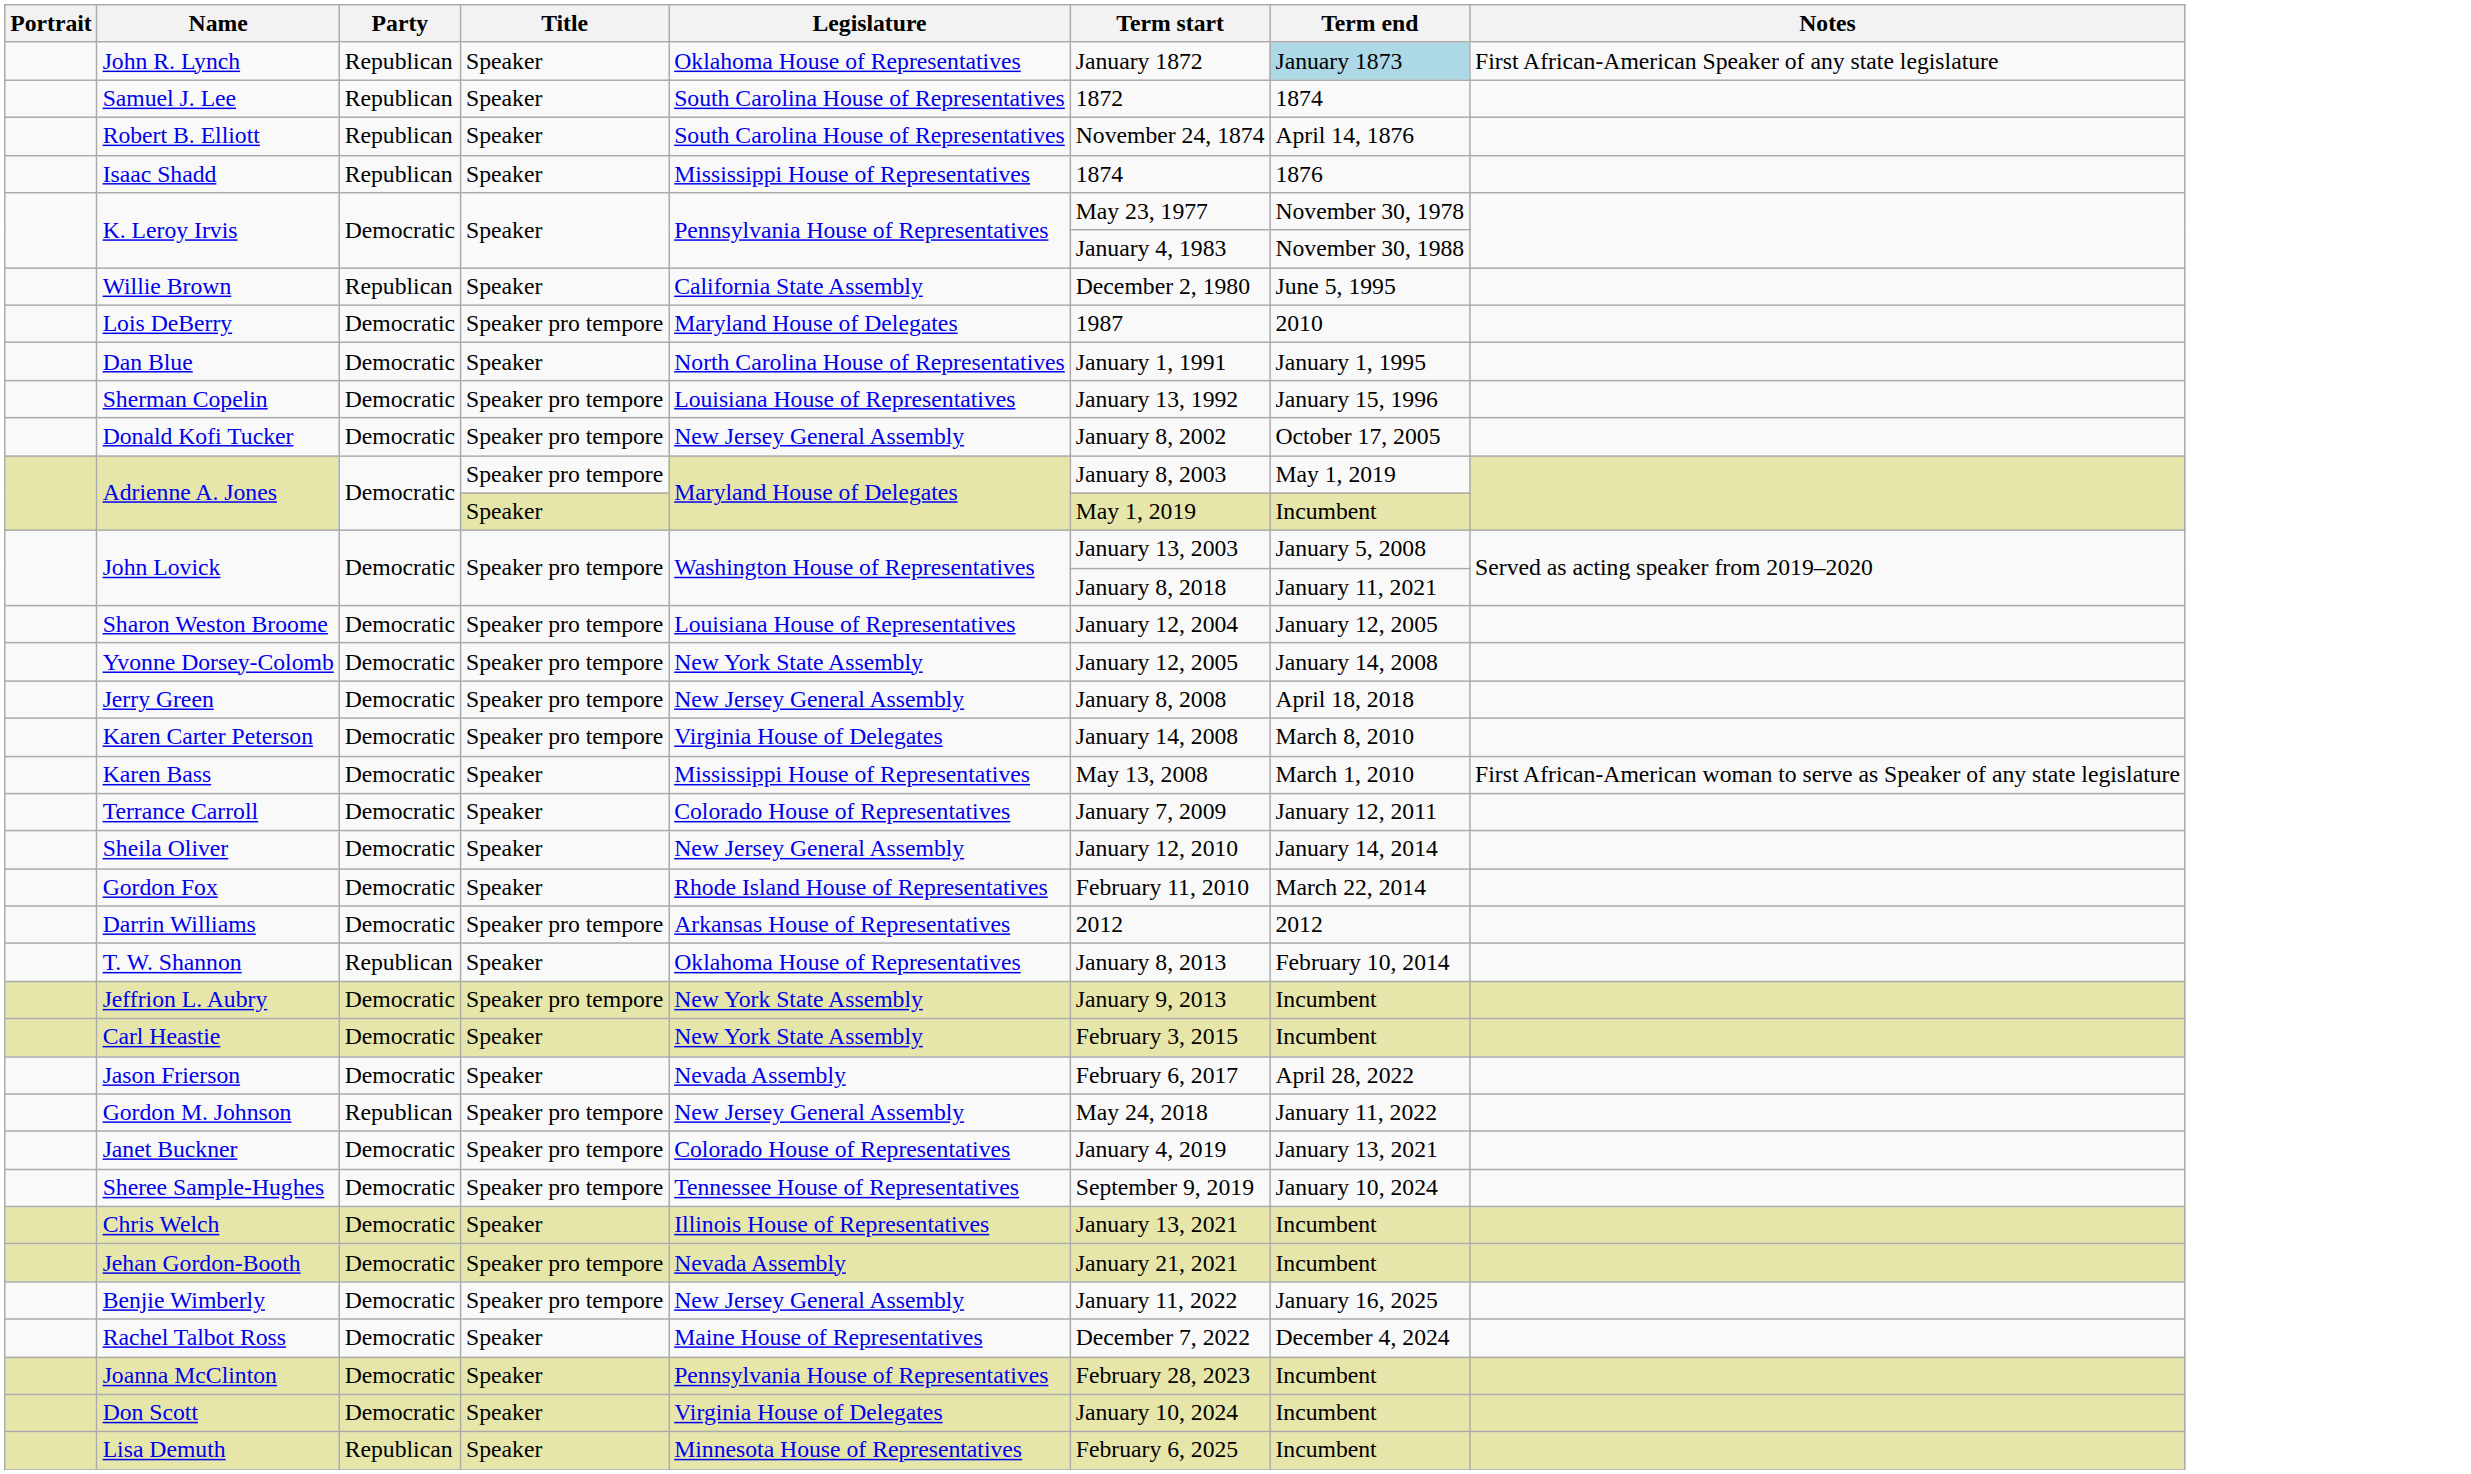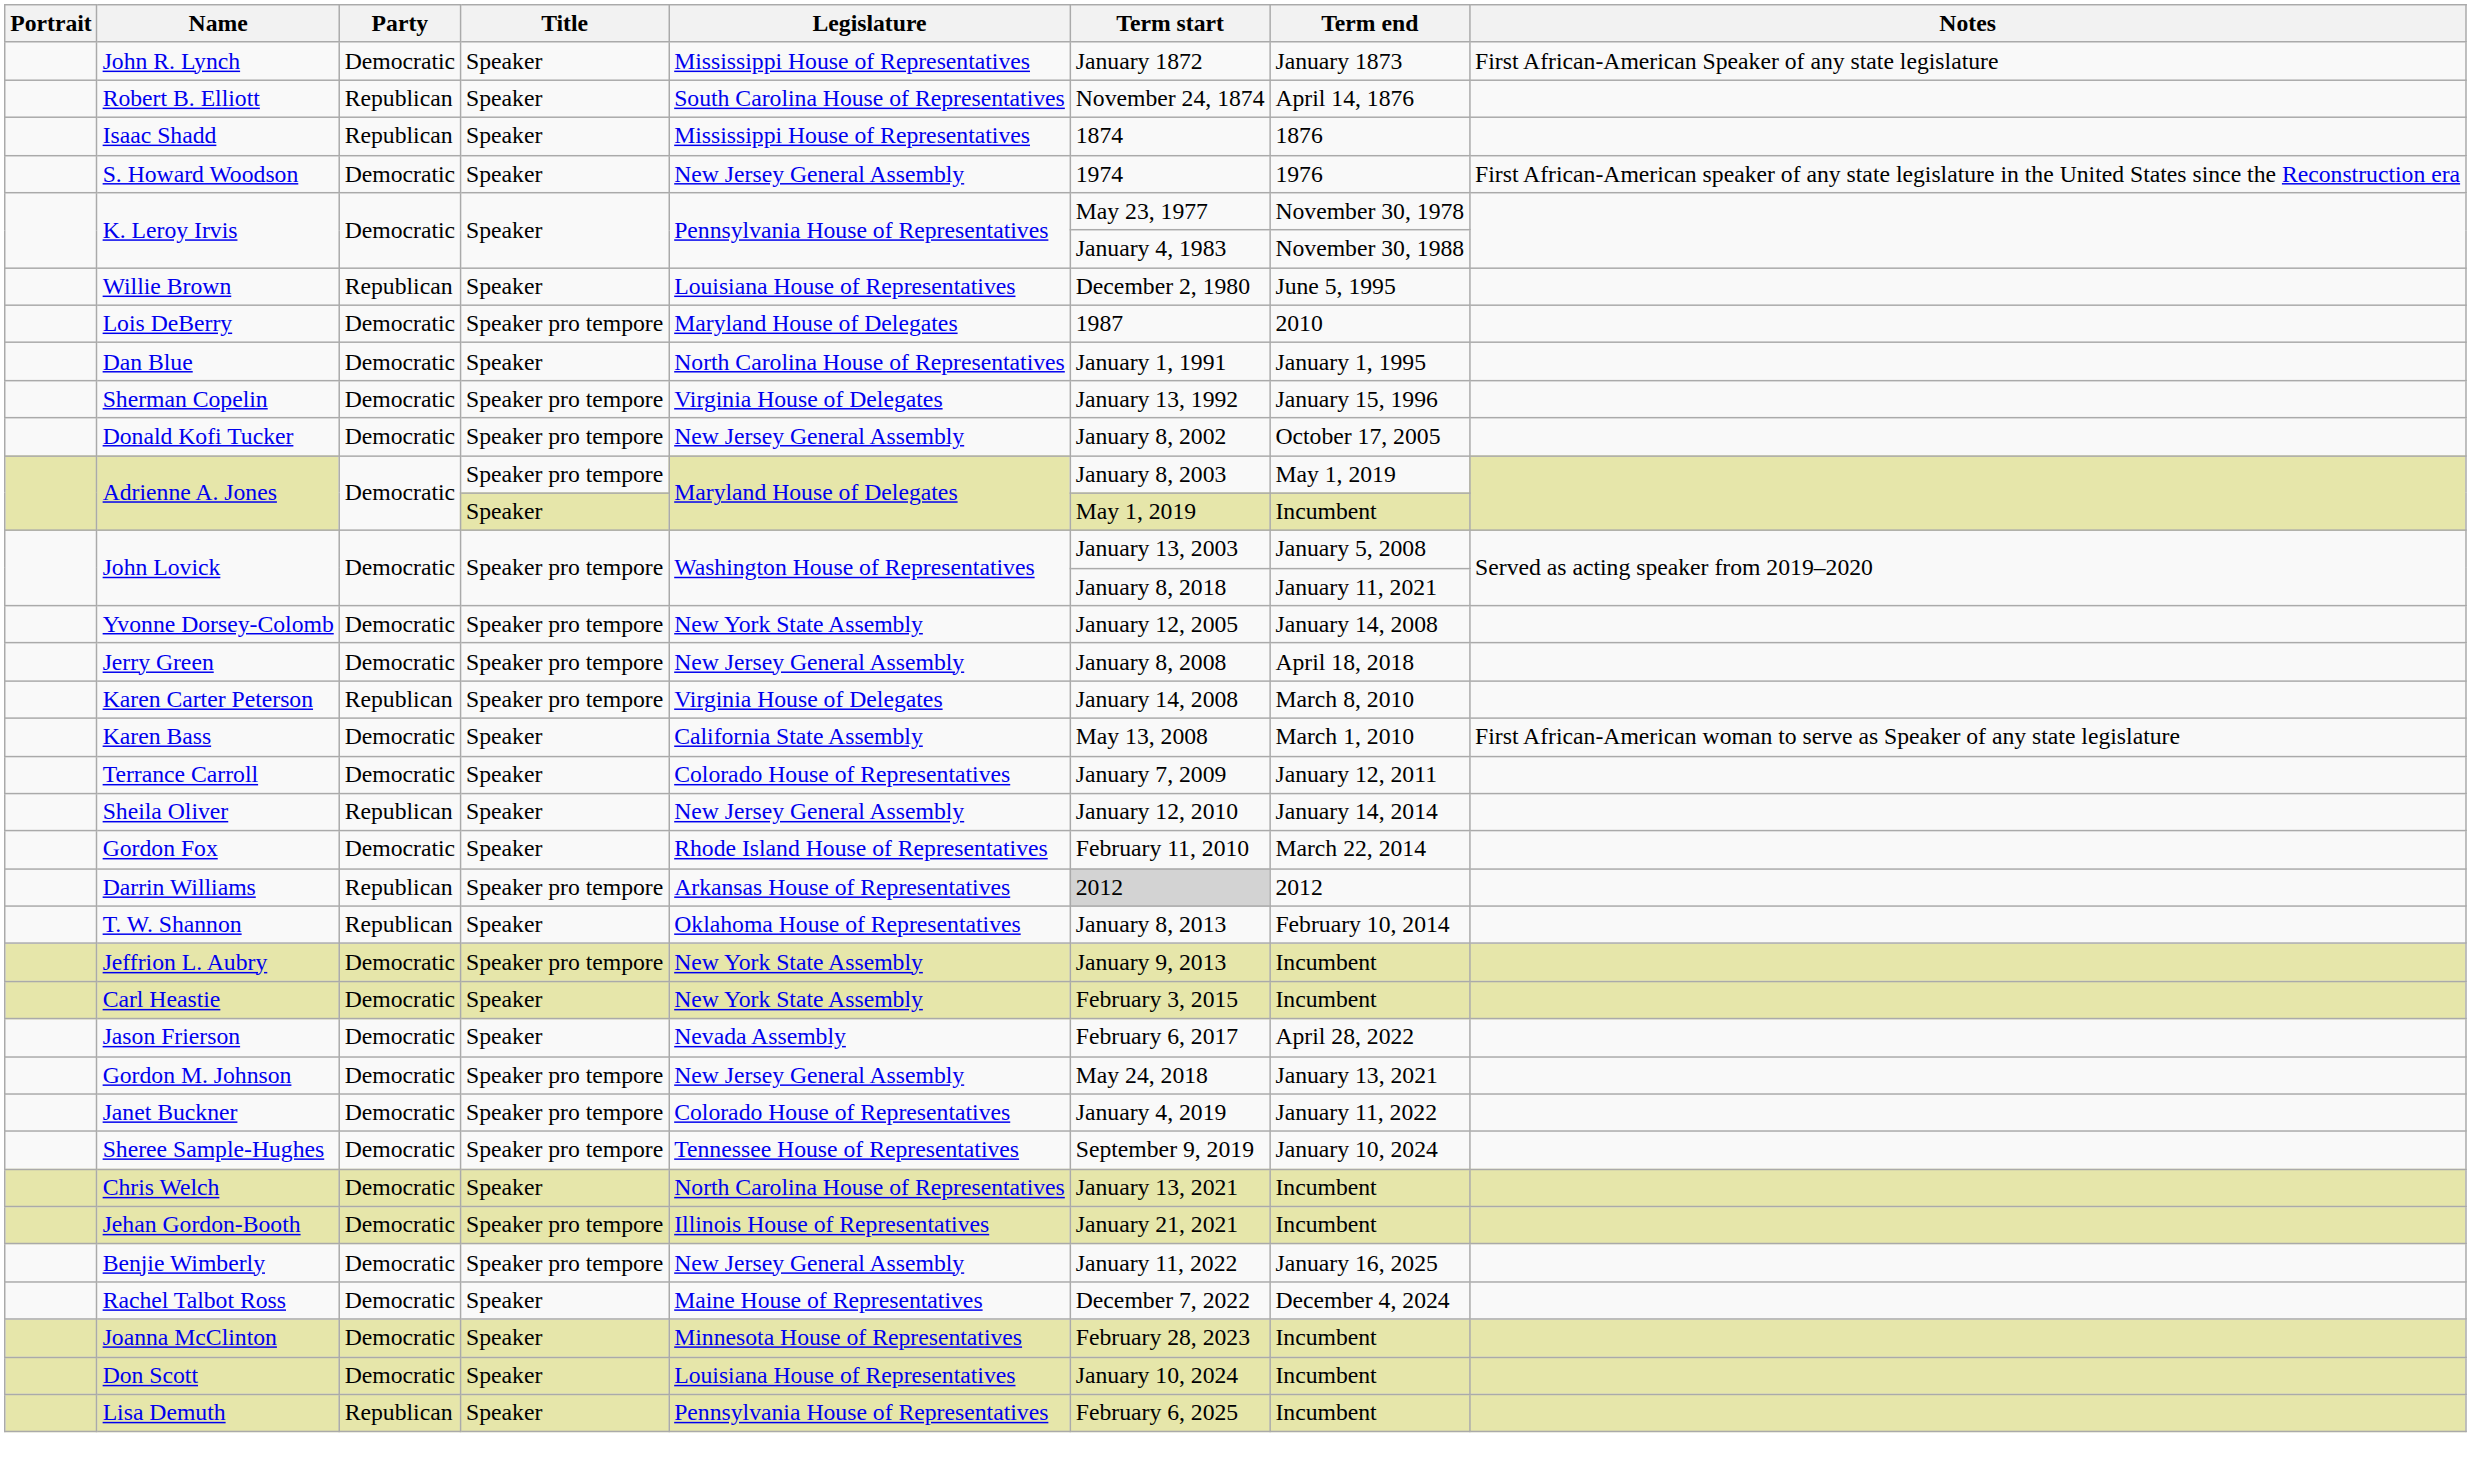(399, 60) Republican -> (400, 60) Democratic
(847, 60) Oklahoma House of Representatives -> (852, 60) Mississippi House of Representatives
(1339, 60) lightblue background -> (1339, 60) no background
- row: (169, 98)
+ row: (200, 173)
(798, 286) California State Assembly -> (845, 286) Louisiana House of Representatives
(845, 398) Louisiana House of Representatives -> (808, 398) Virginia House of Delegates
- row: (215, 624)
(400, 736) Democratic -> (399, 699) Republican
(852, 774) Mississippi House of Representatives -> (798, 736) California State Assembly
(400, 849) Democratic -> (399, 811) Republican
(400, 924) Democratic -> (399, 887) Republican
(1099, 924) no background -> (1099, 887) lightgrey background
(399, 1112) Republican -> (400, 1074) Democratic
(1356, 1112) January 11, 2022 -> (1357, 1074) January 13, 2021
(1357, 1149) January 13, 2021 -> (1356, 1112) January 11, 2022
(832, 1225) Illinois House of Representatives -> (869, 1187) North Carolina House of Representatives
(760, 1262) Nevada Assembly -> (832, 1225) Illinois House of Representatives
(861, 1375) Pennsylvania House of Representatives -> (848, 1337) Minnesota House of Representatives
(808, 1412) Virginia House of Delegates -> (845, 1375) Louisiana House of Representatives
(848, 1450) Minnesota House of Representatives -> (861, 1412) Pennsylvania House of Representatives
